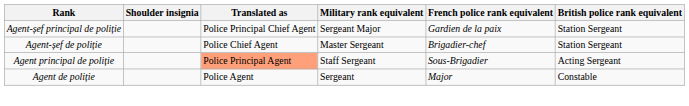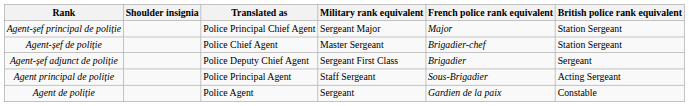(465, 29) Gardien de la paix -> (440, 29) Major
+ row: (64, 61)
(247, 61) lightsalmon background -> (247, 77) no background
(440, 77) Major -> (465, 93) Gardien de la paix
